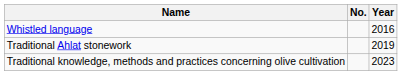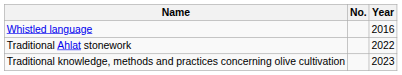(383, 45) 2019 -> (383, 45) 2022
